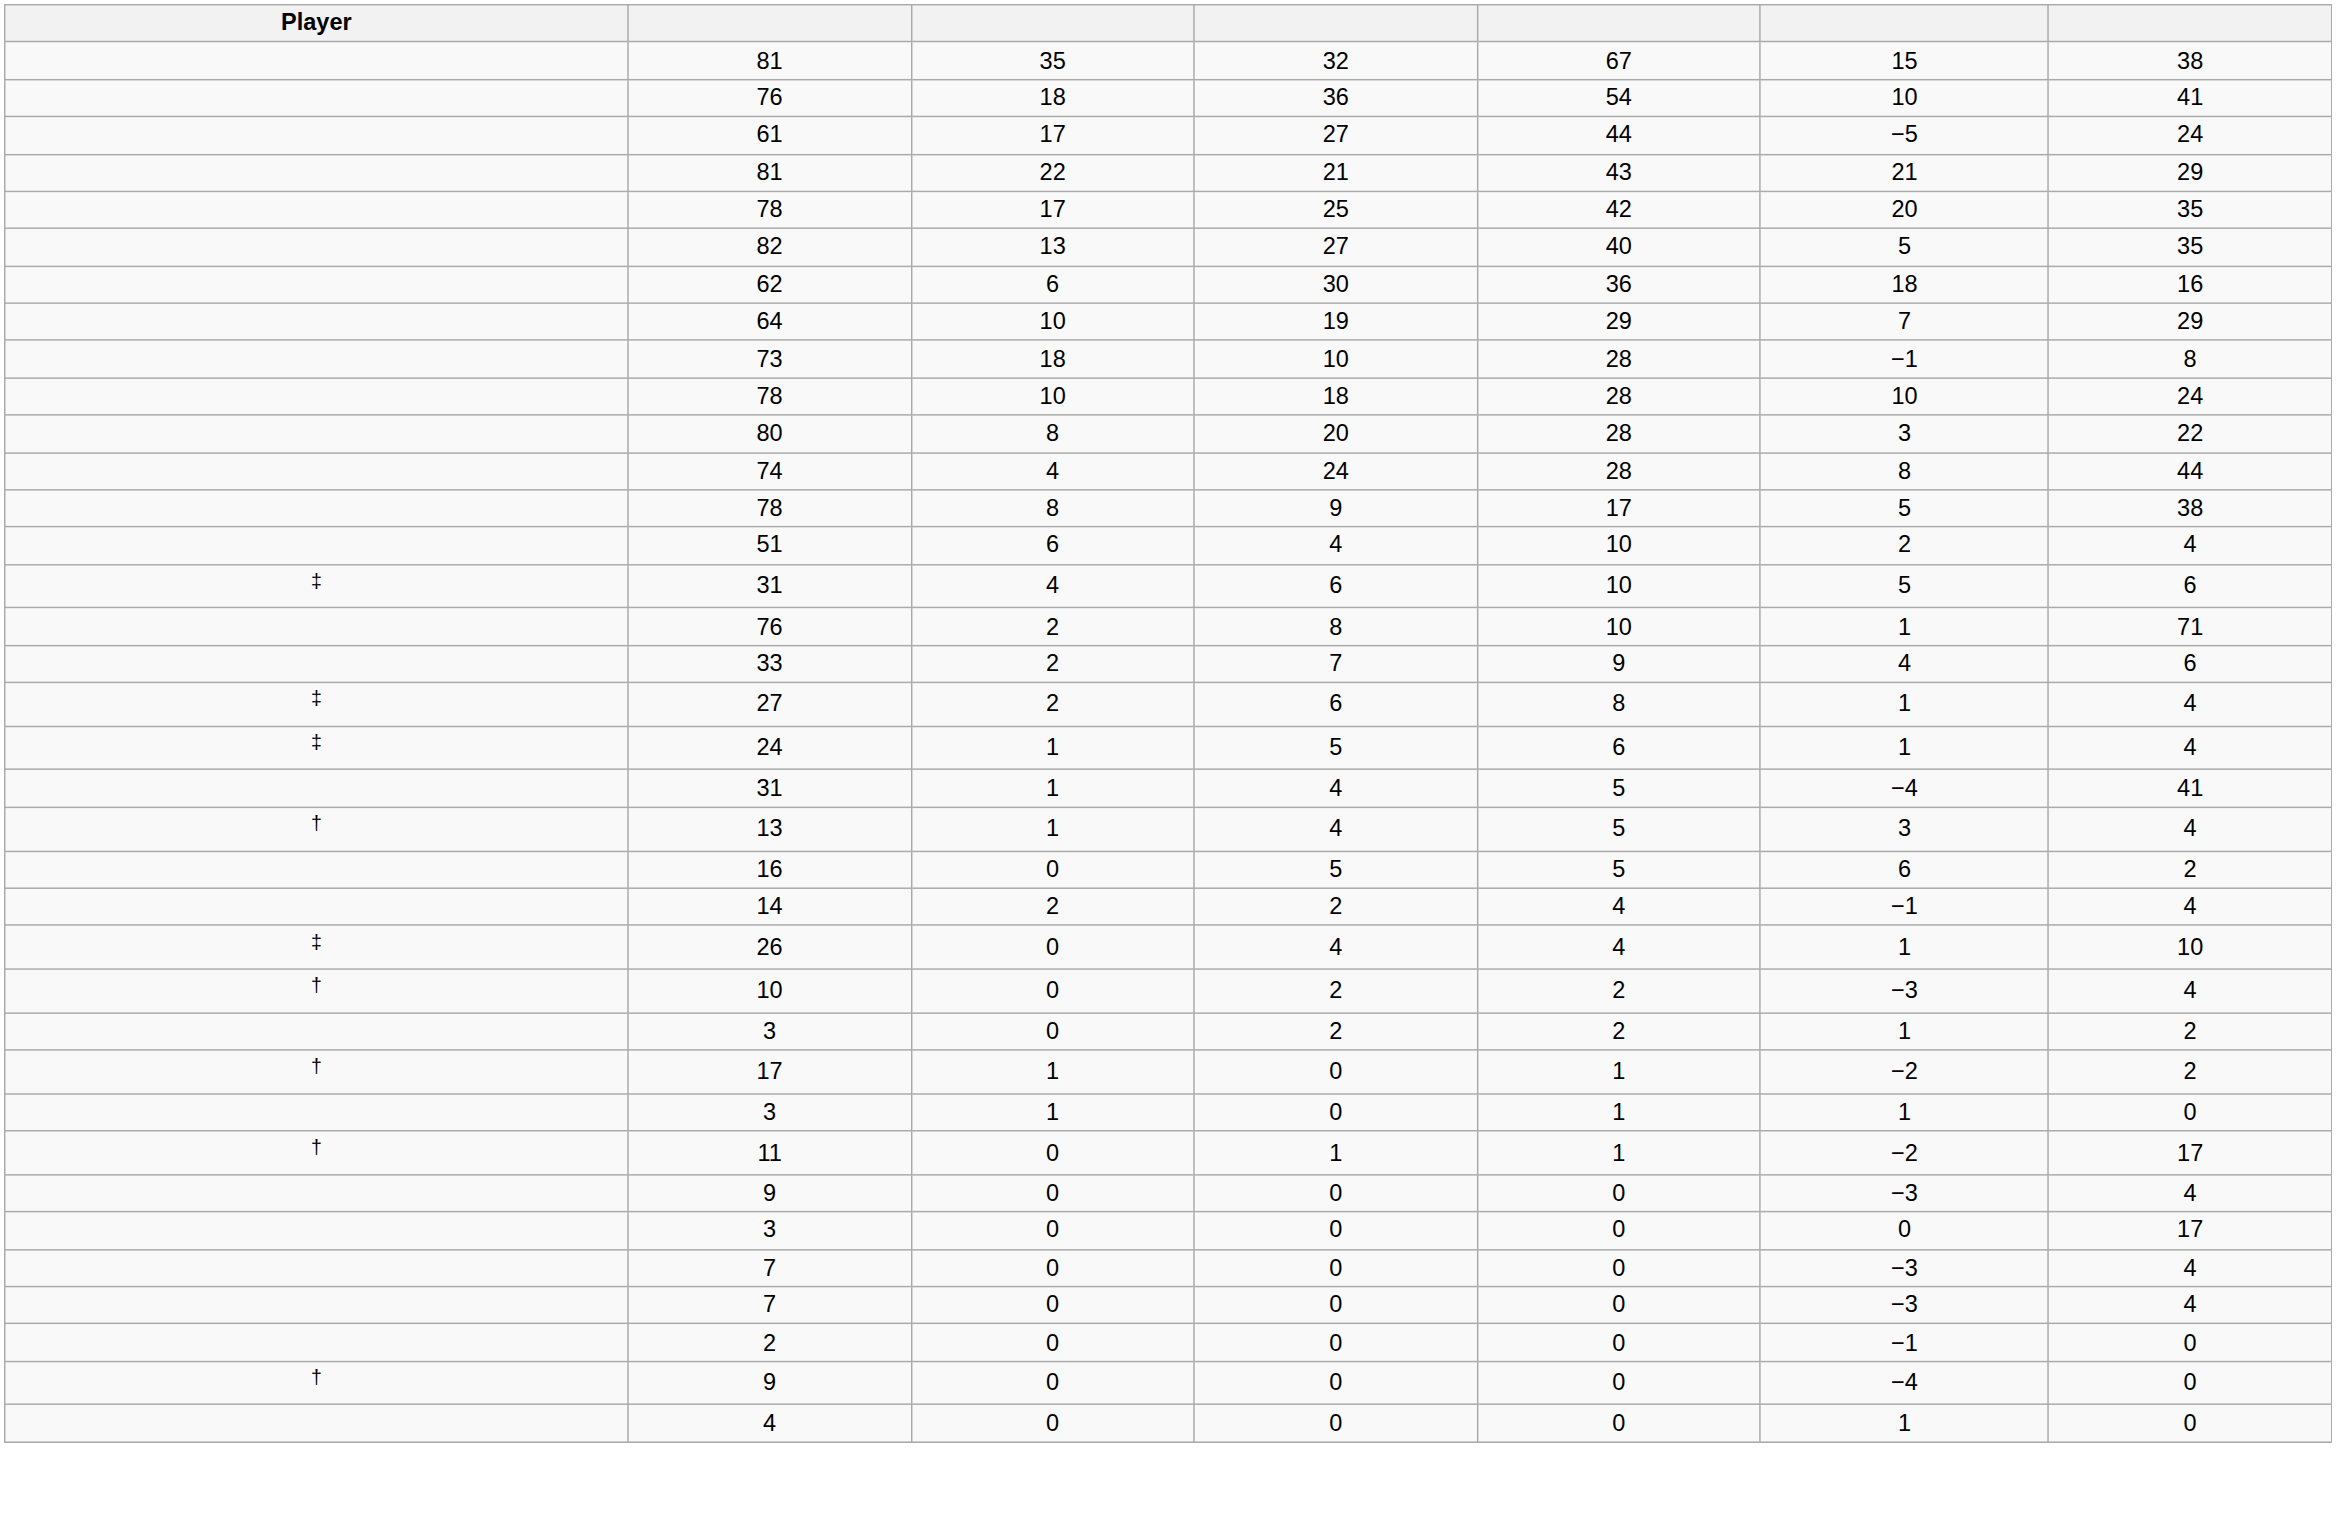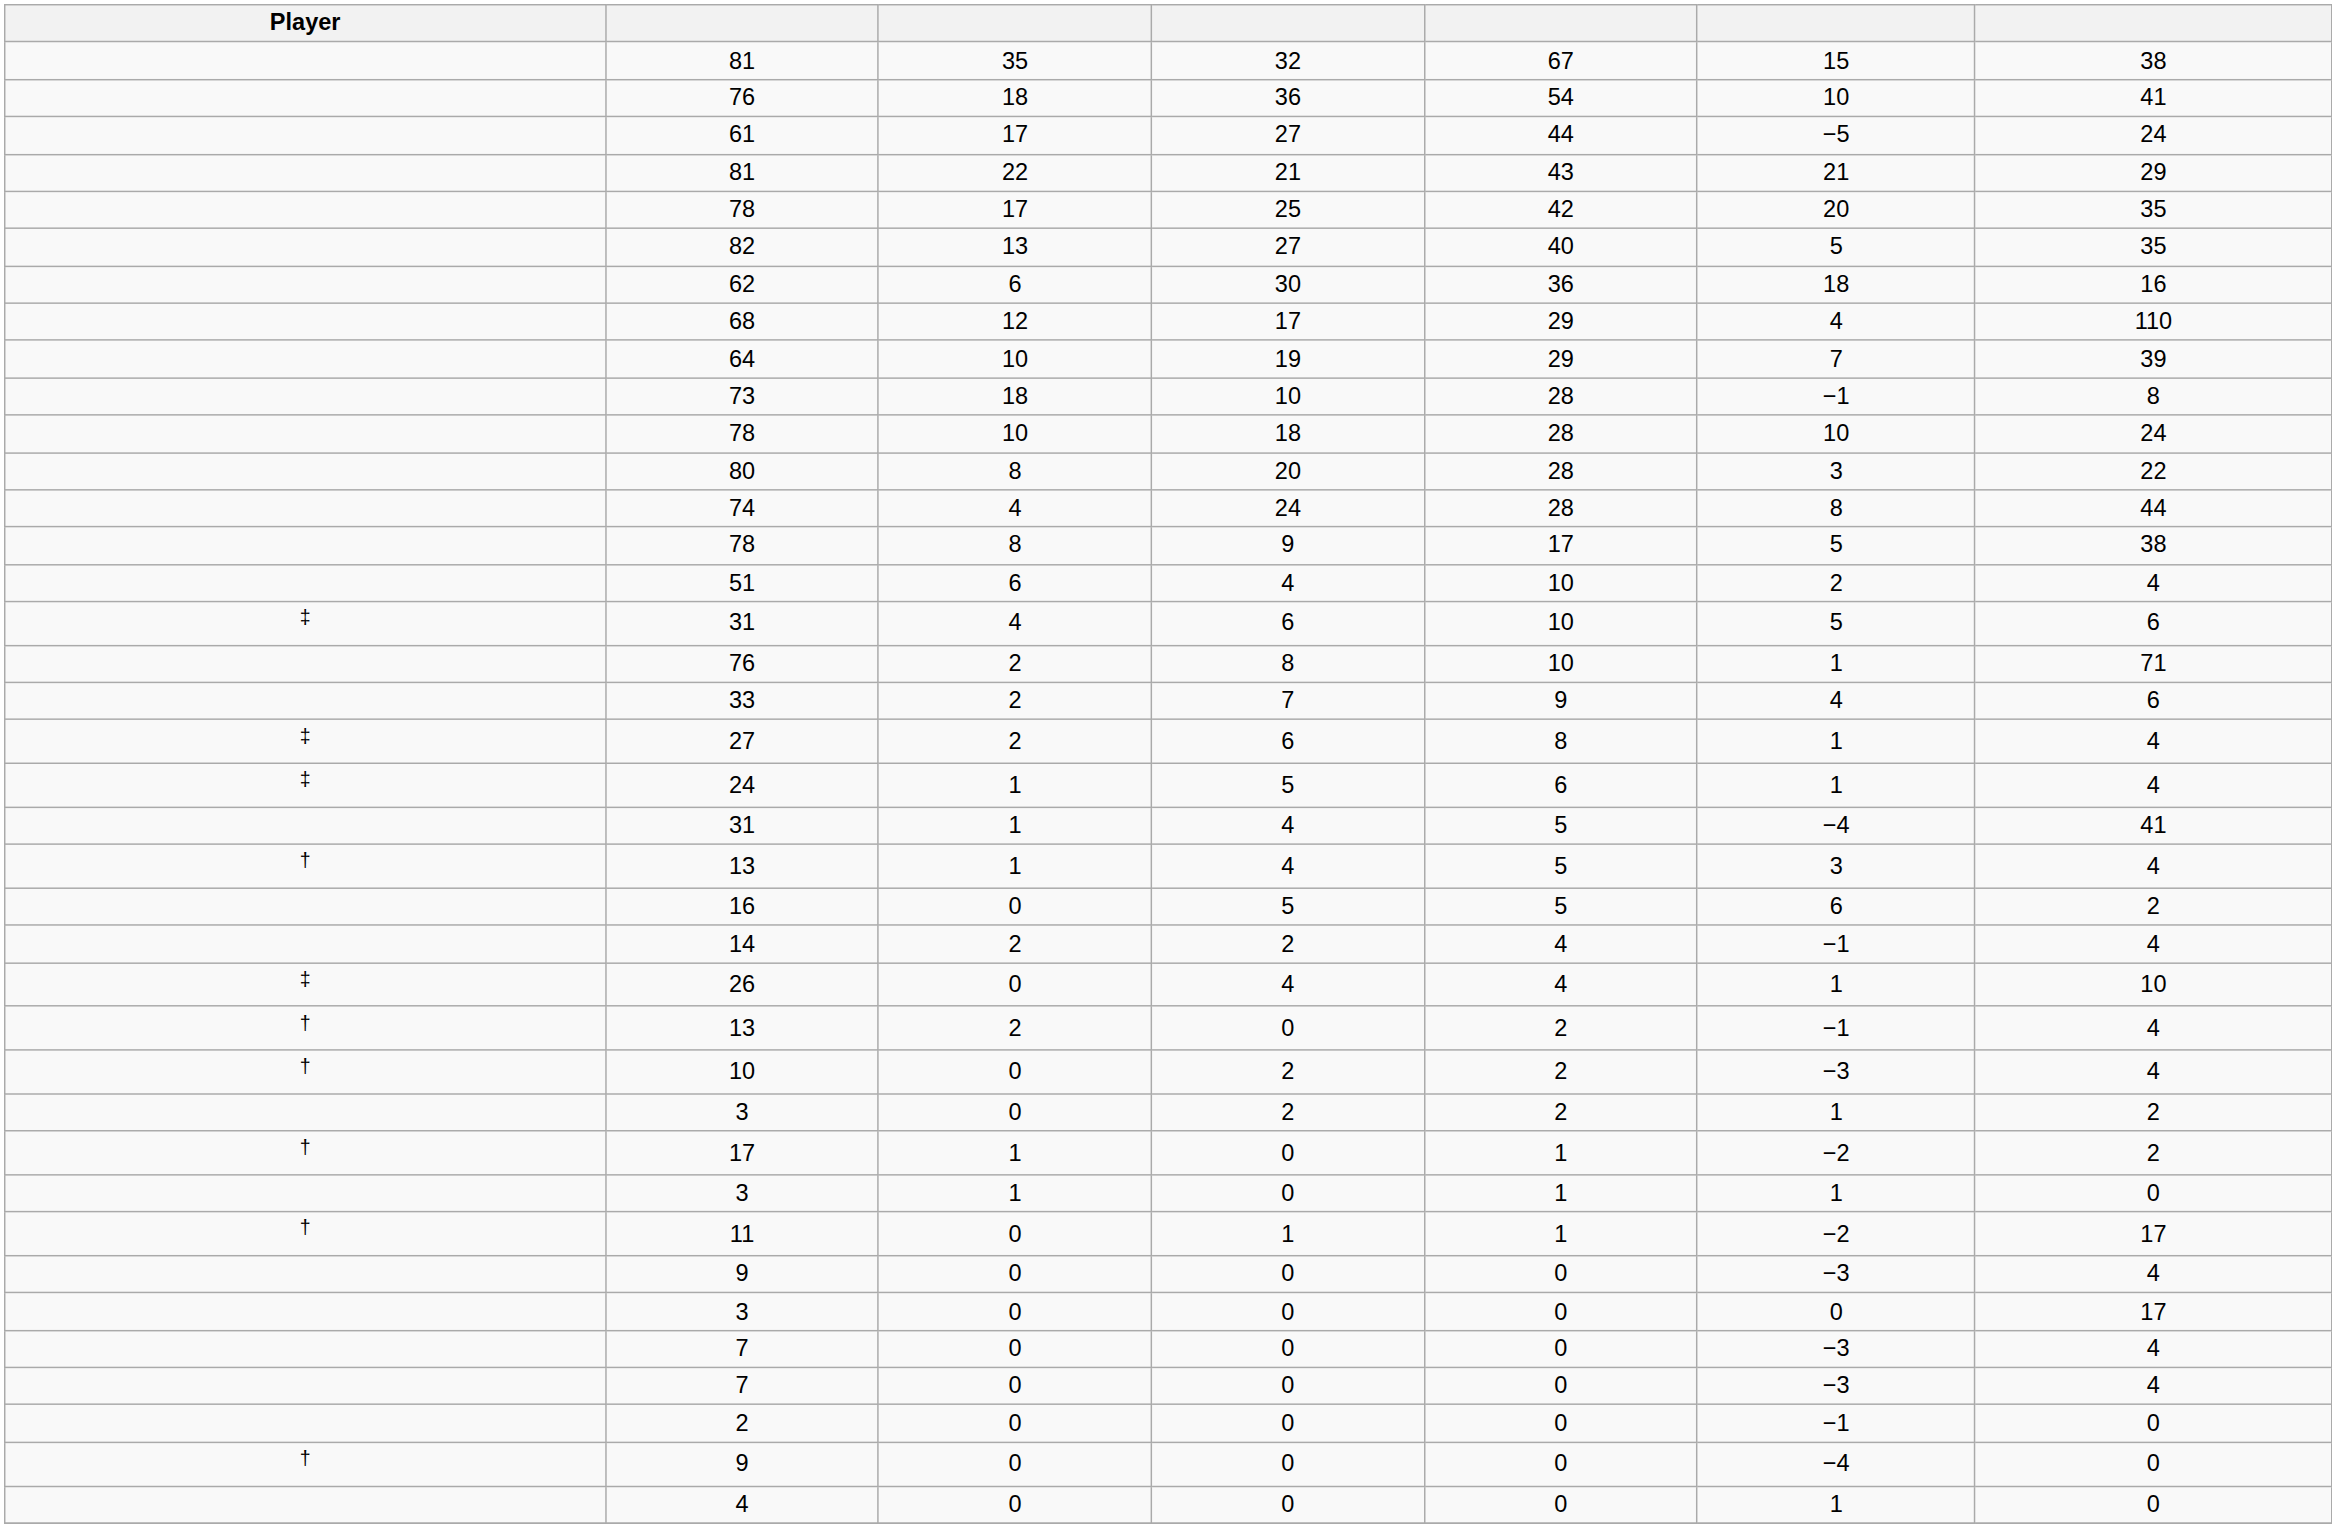+ row: (742, 321)
(2190, 321) 29 -> (2153, 358) 39
+ row: (742, 1027)
